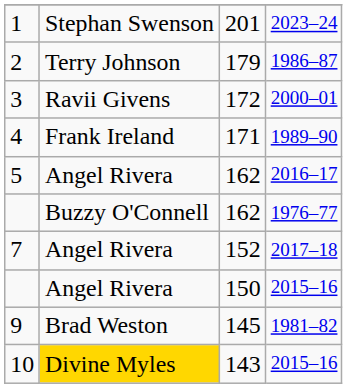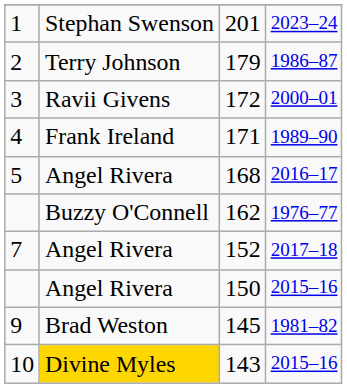(243, 174) 162 -> (243, 174) 168
